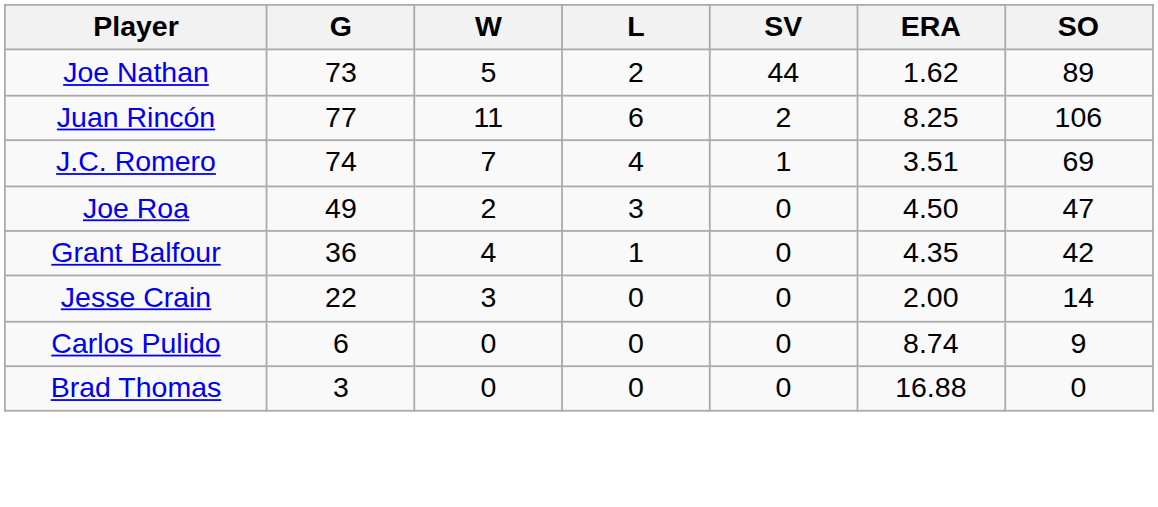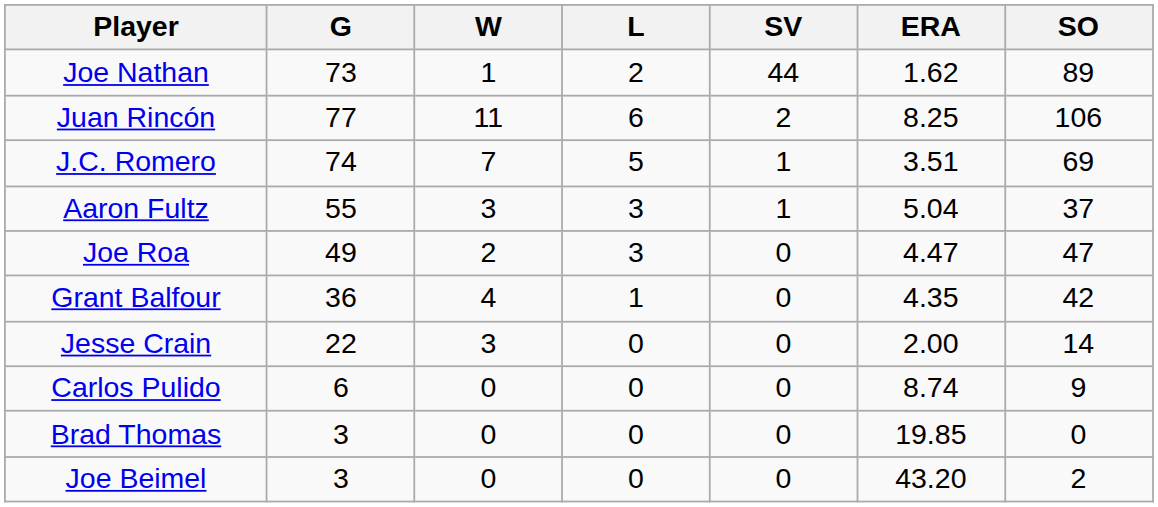(488, 72) 5 -> (488, 72) 1
(636, 162) 4 -> (636, 162) 5
+ row: (136, 207)
(931, 207) 4.50 -> (931, 252) 4.47
(931, 388) 16.88 -> (931, 433) 19.85
+ row: (136, 478)
